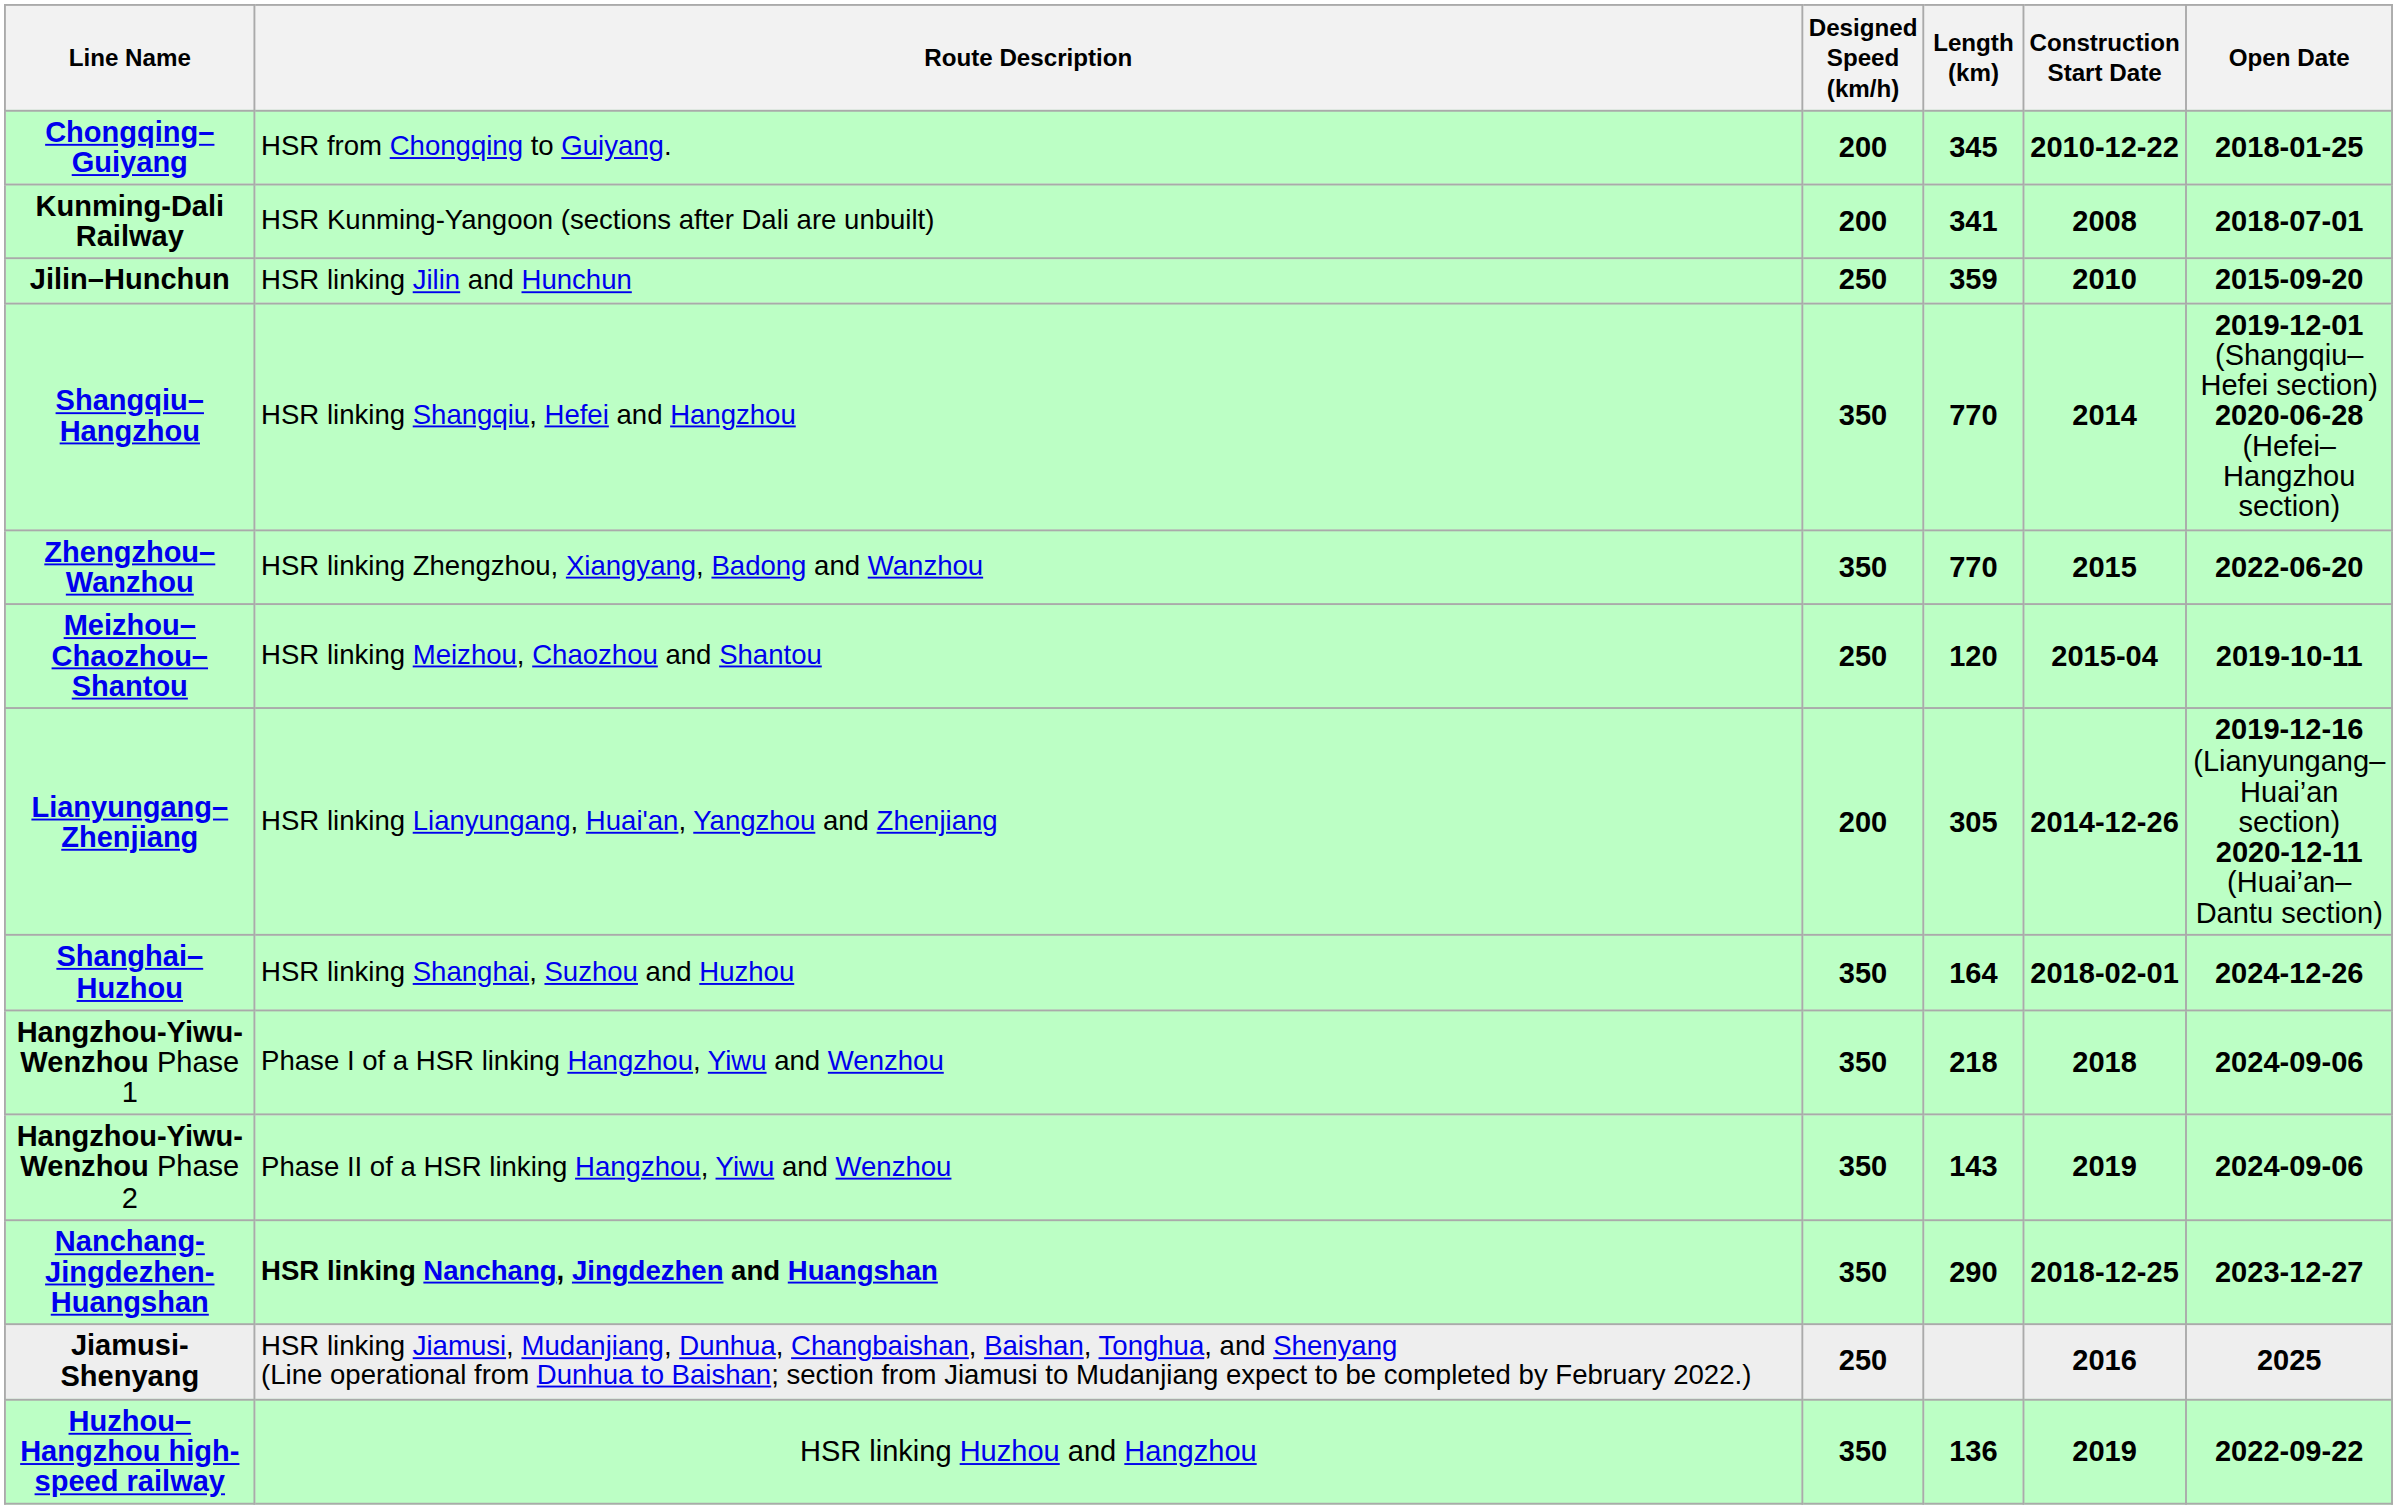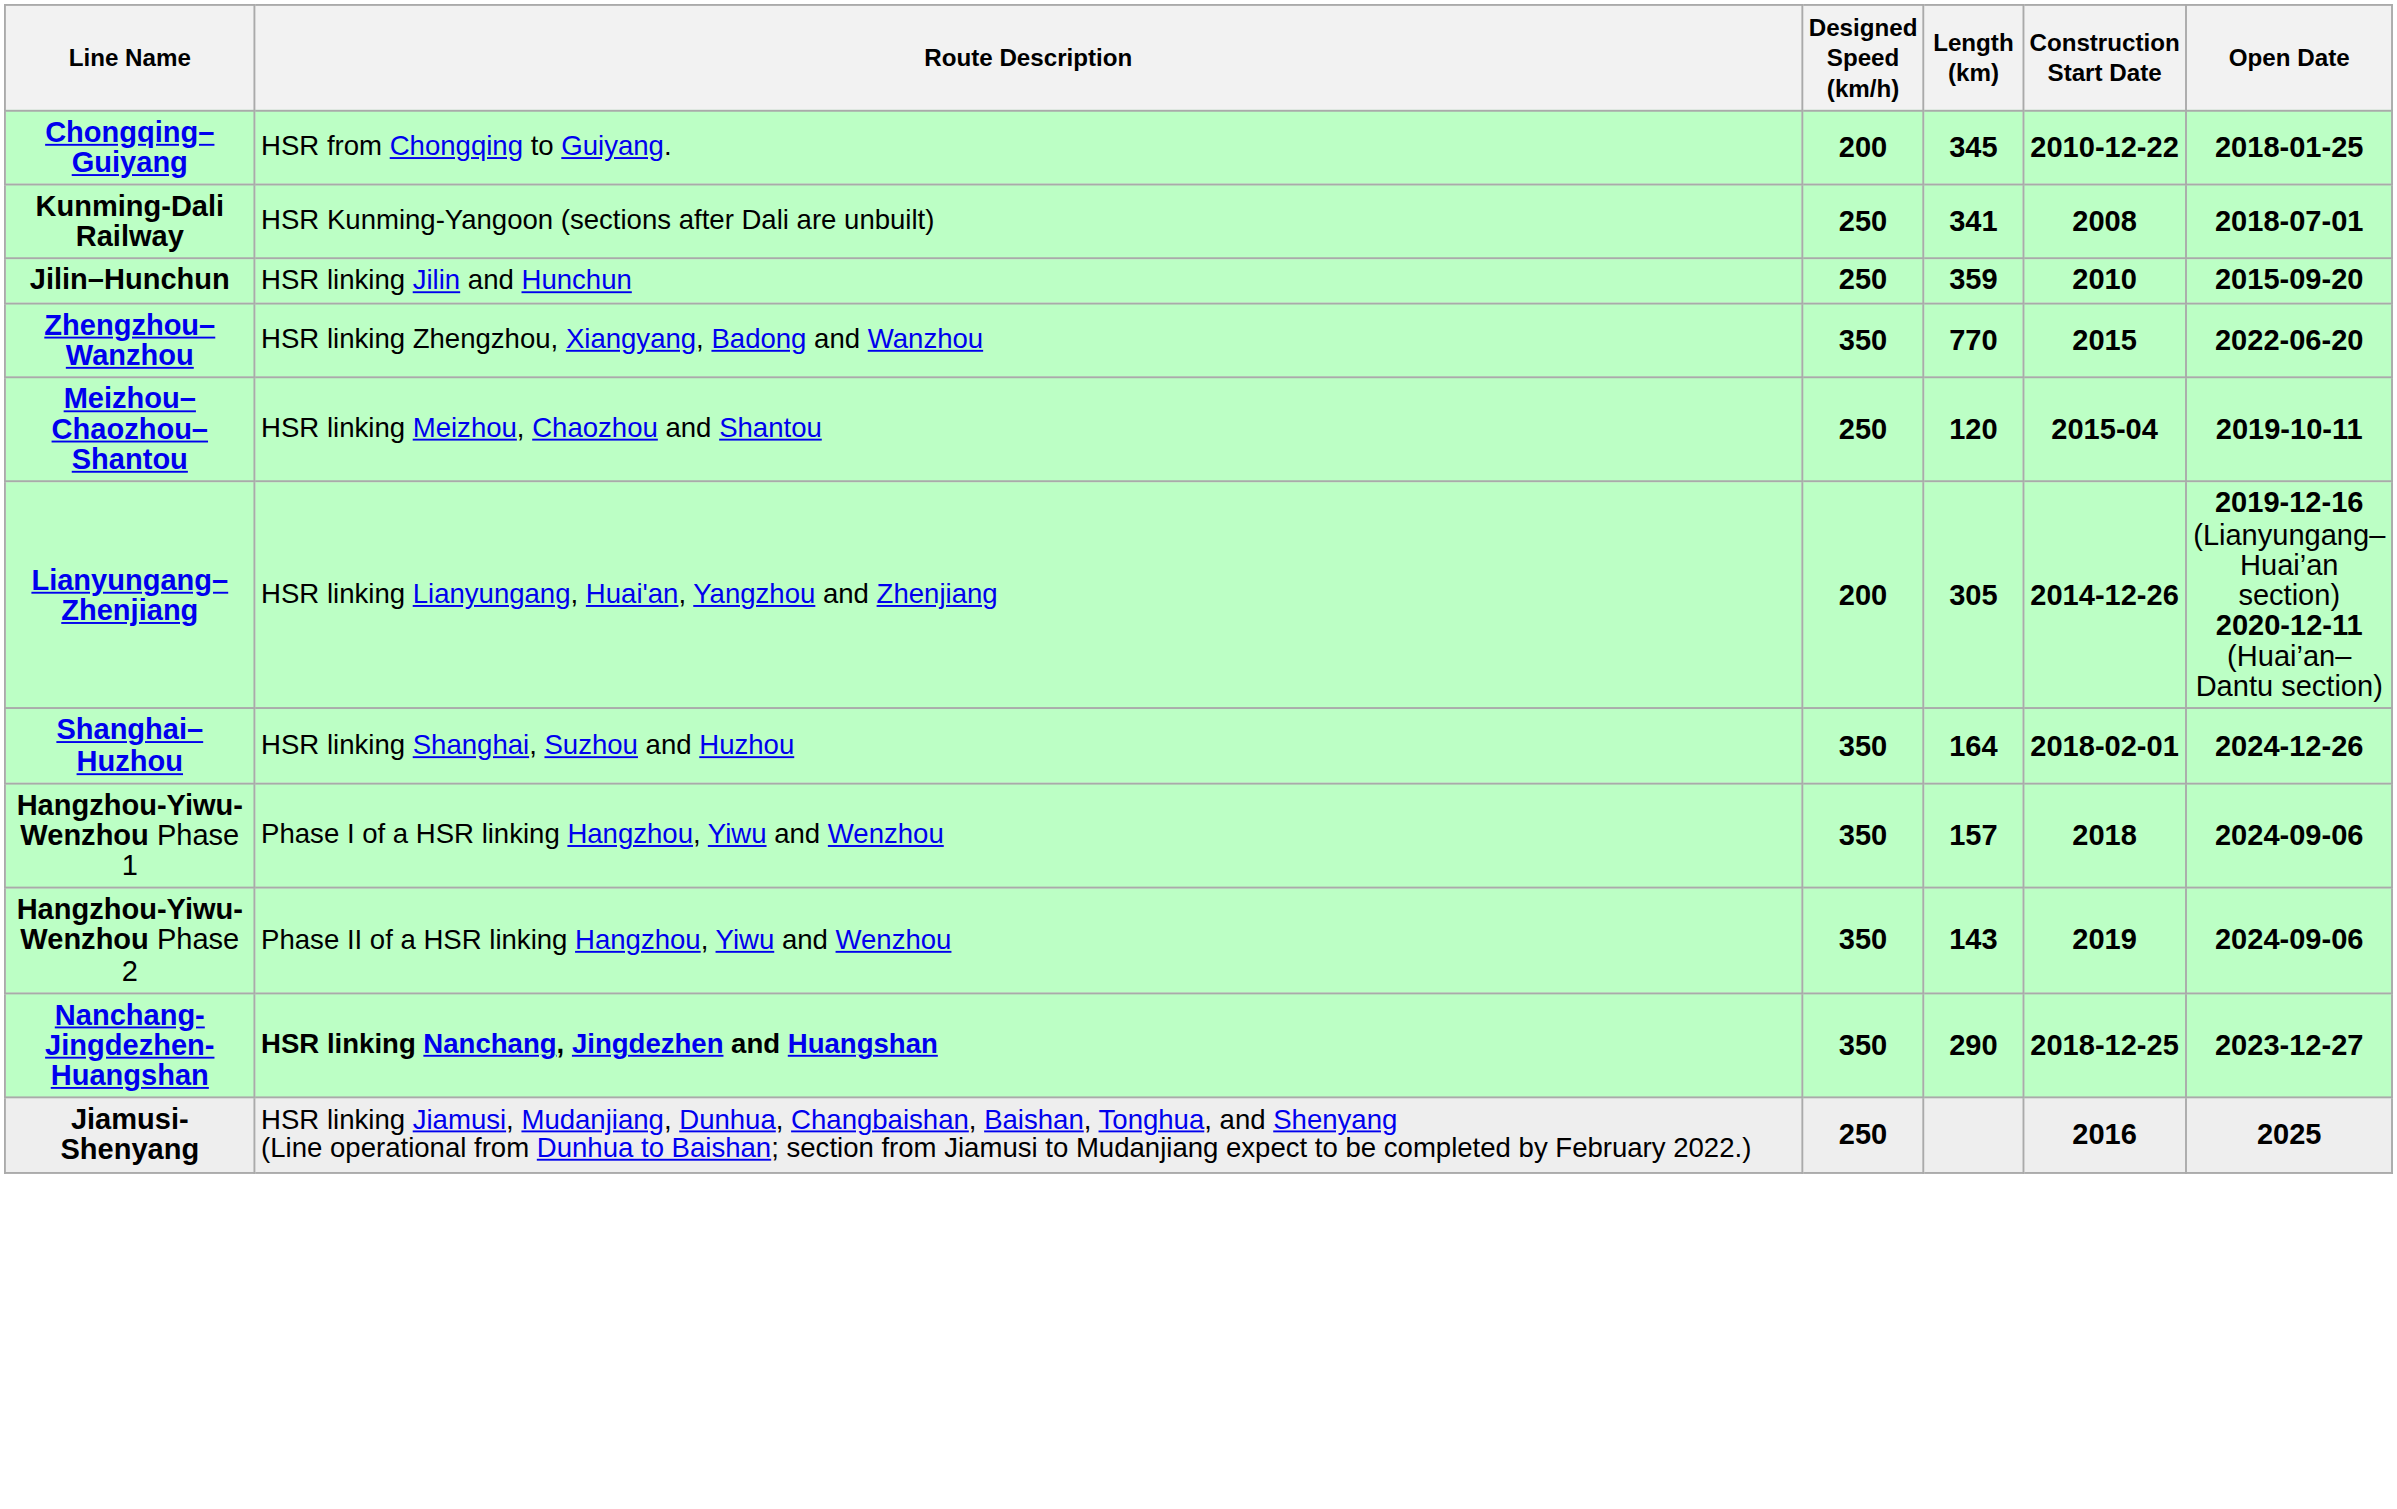(1863, 221) 200 -> (1863, 221) 250
- row: (130, 415)
(1973, 1062) 218 -> (1973, 835) 157
- row: (130, 1451)
